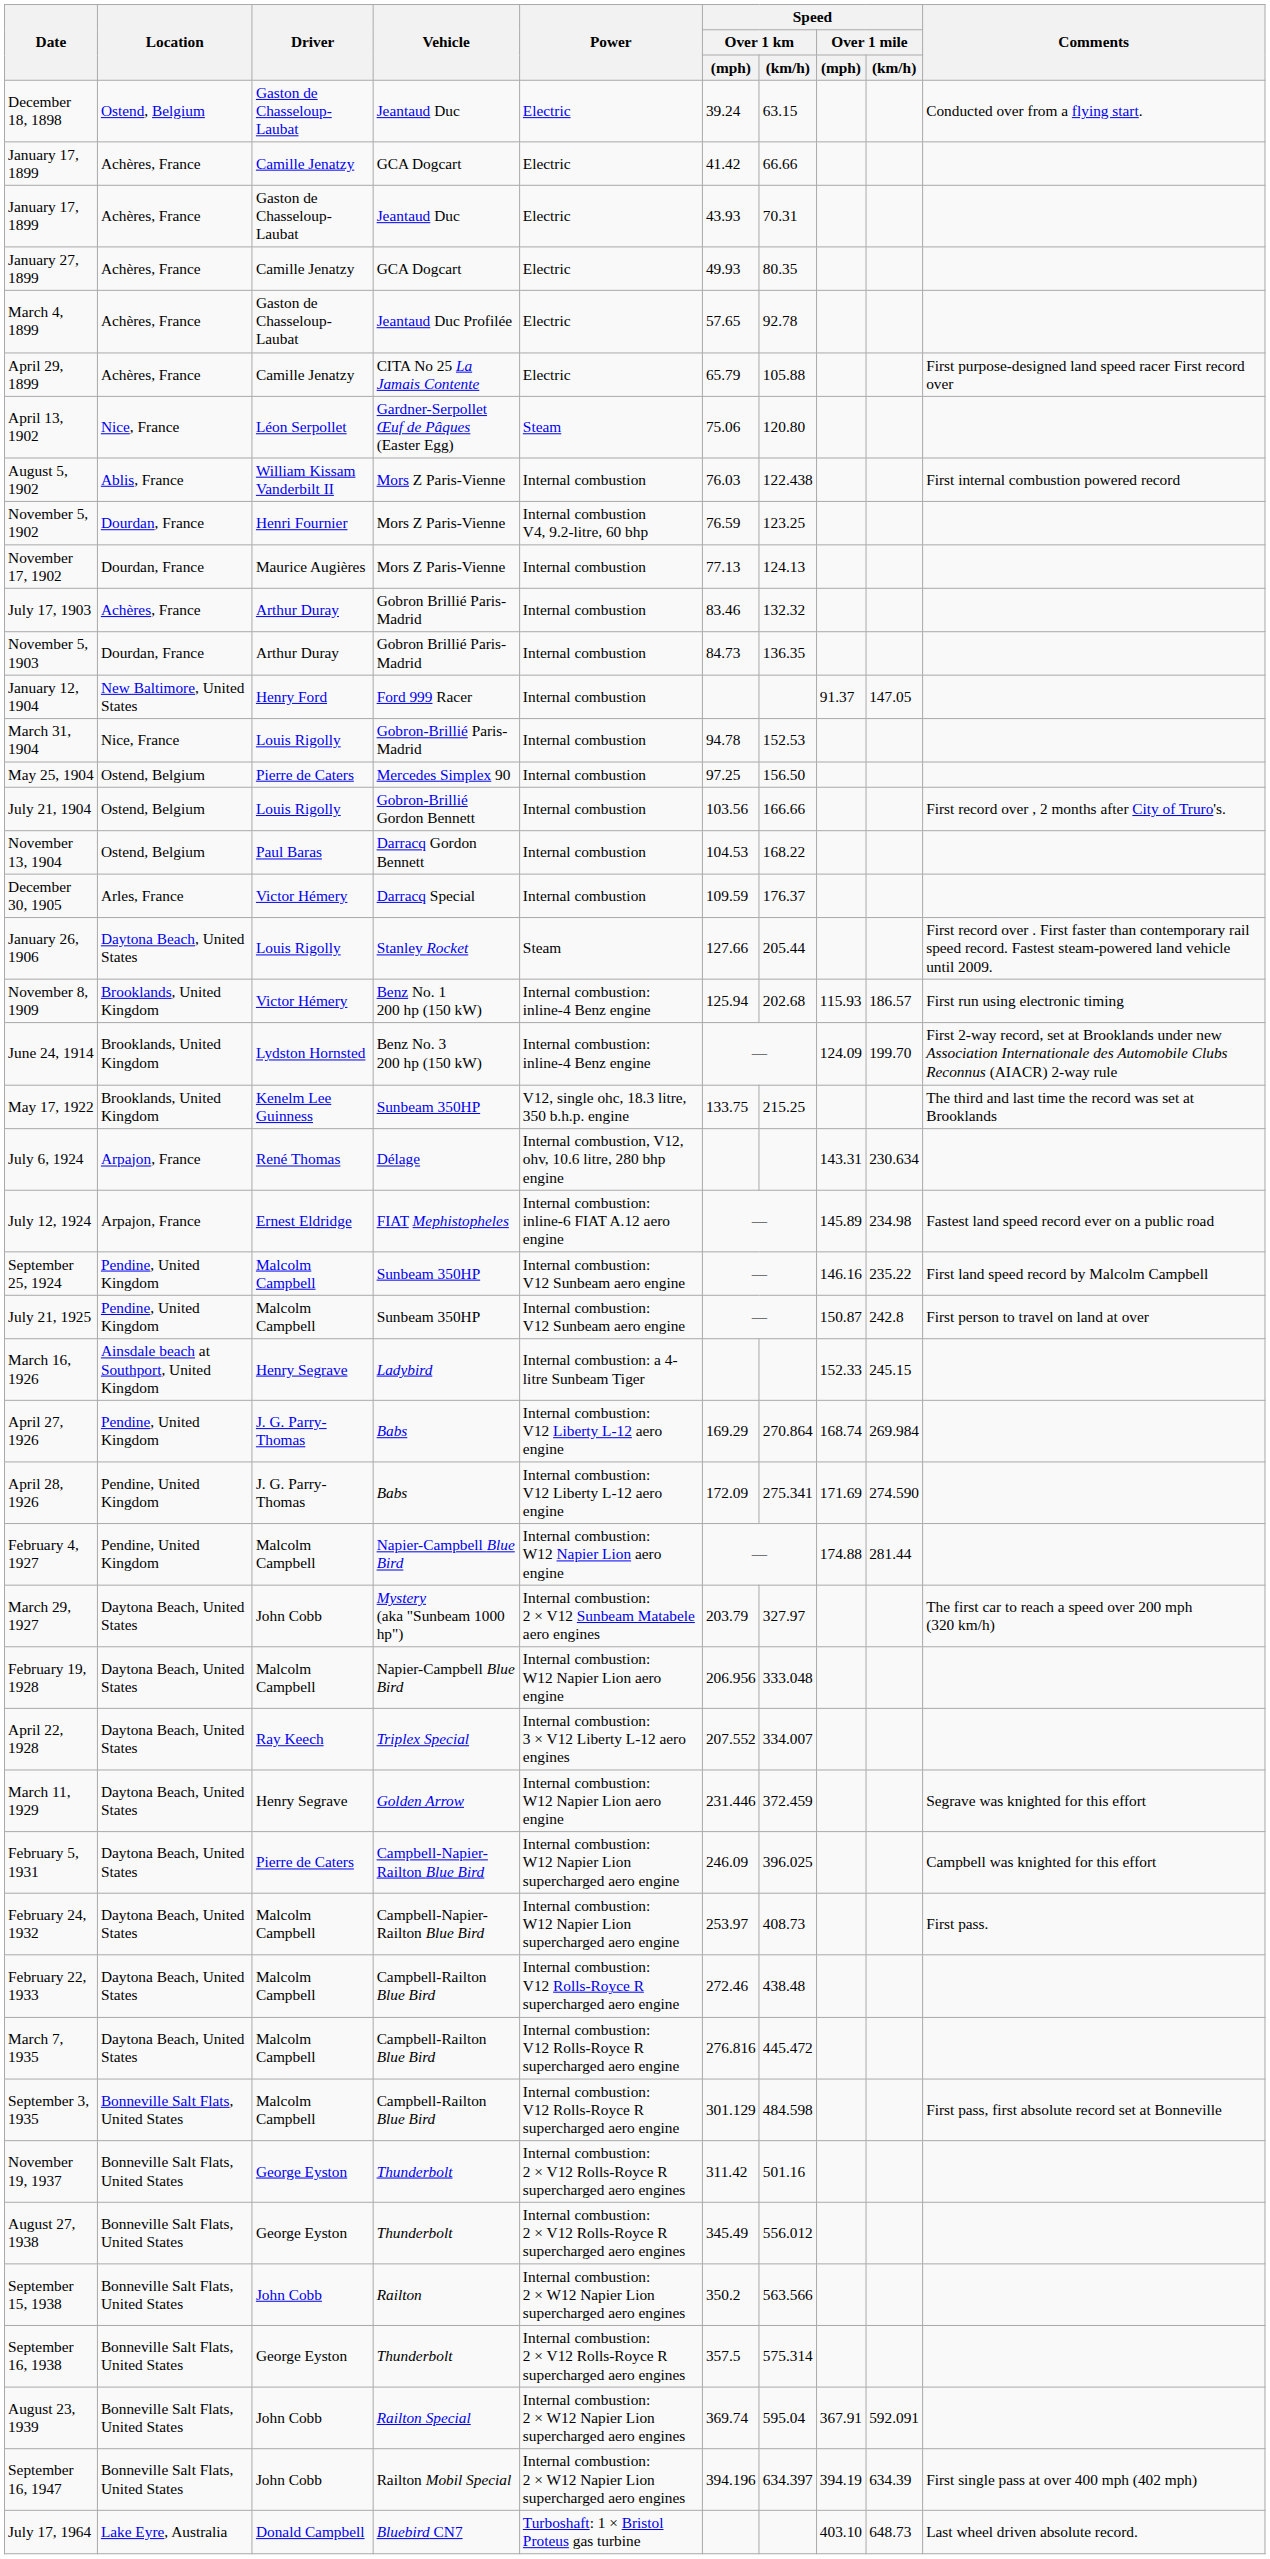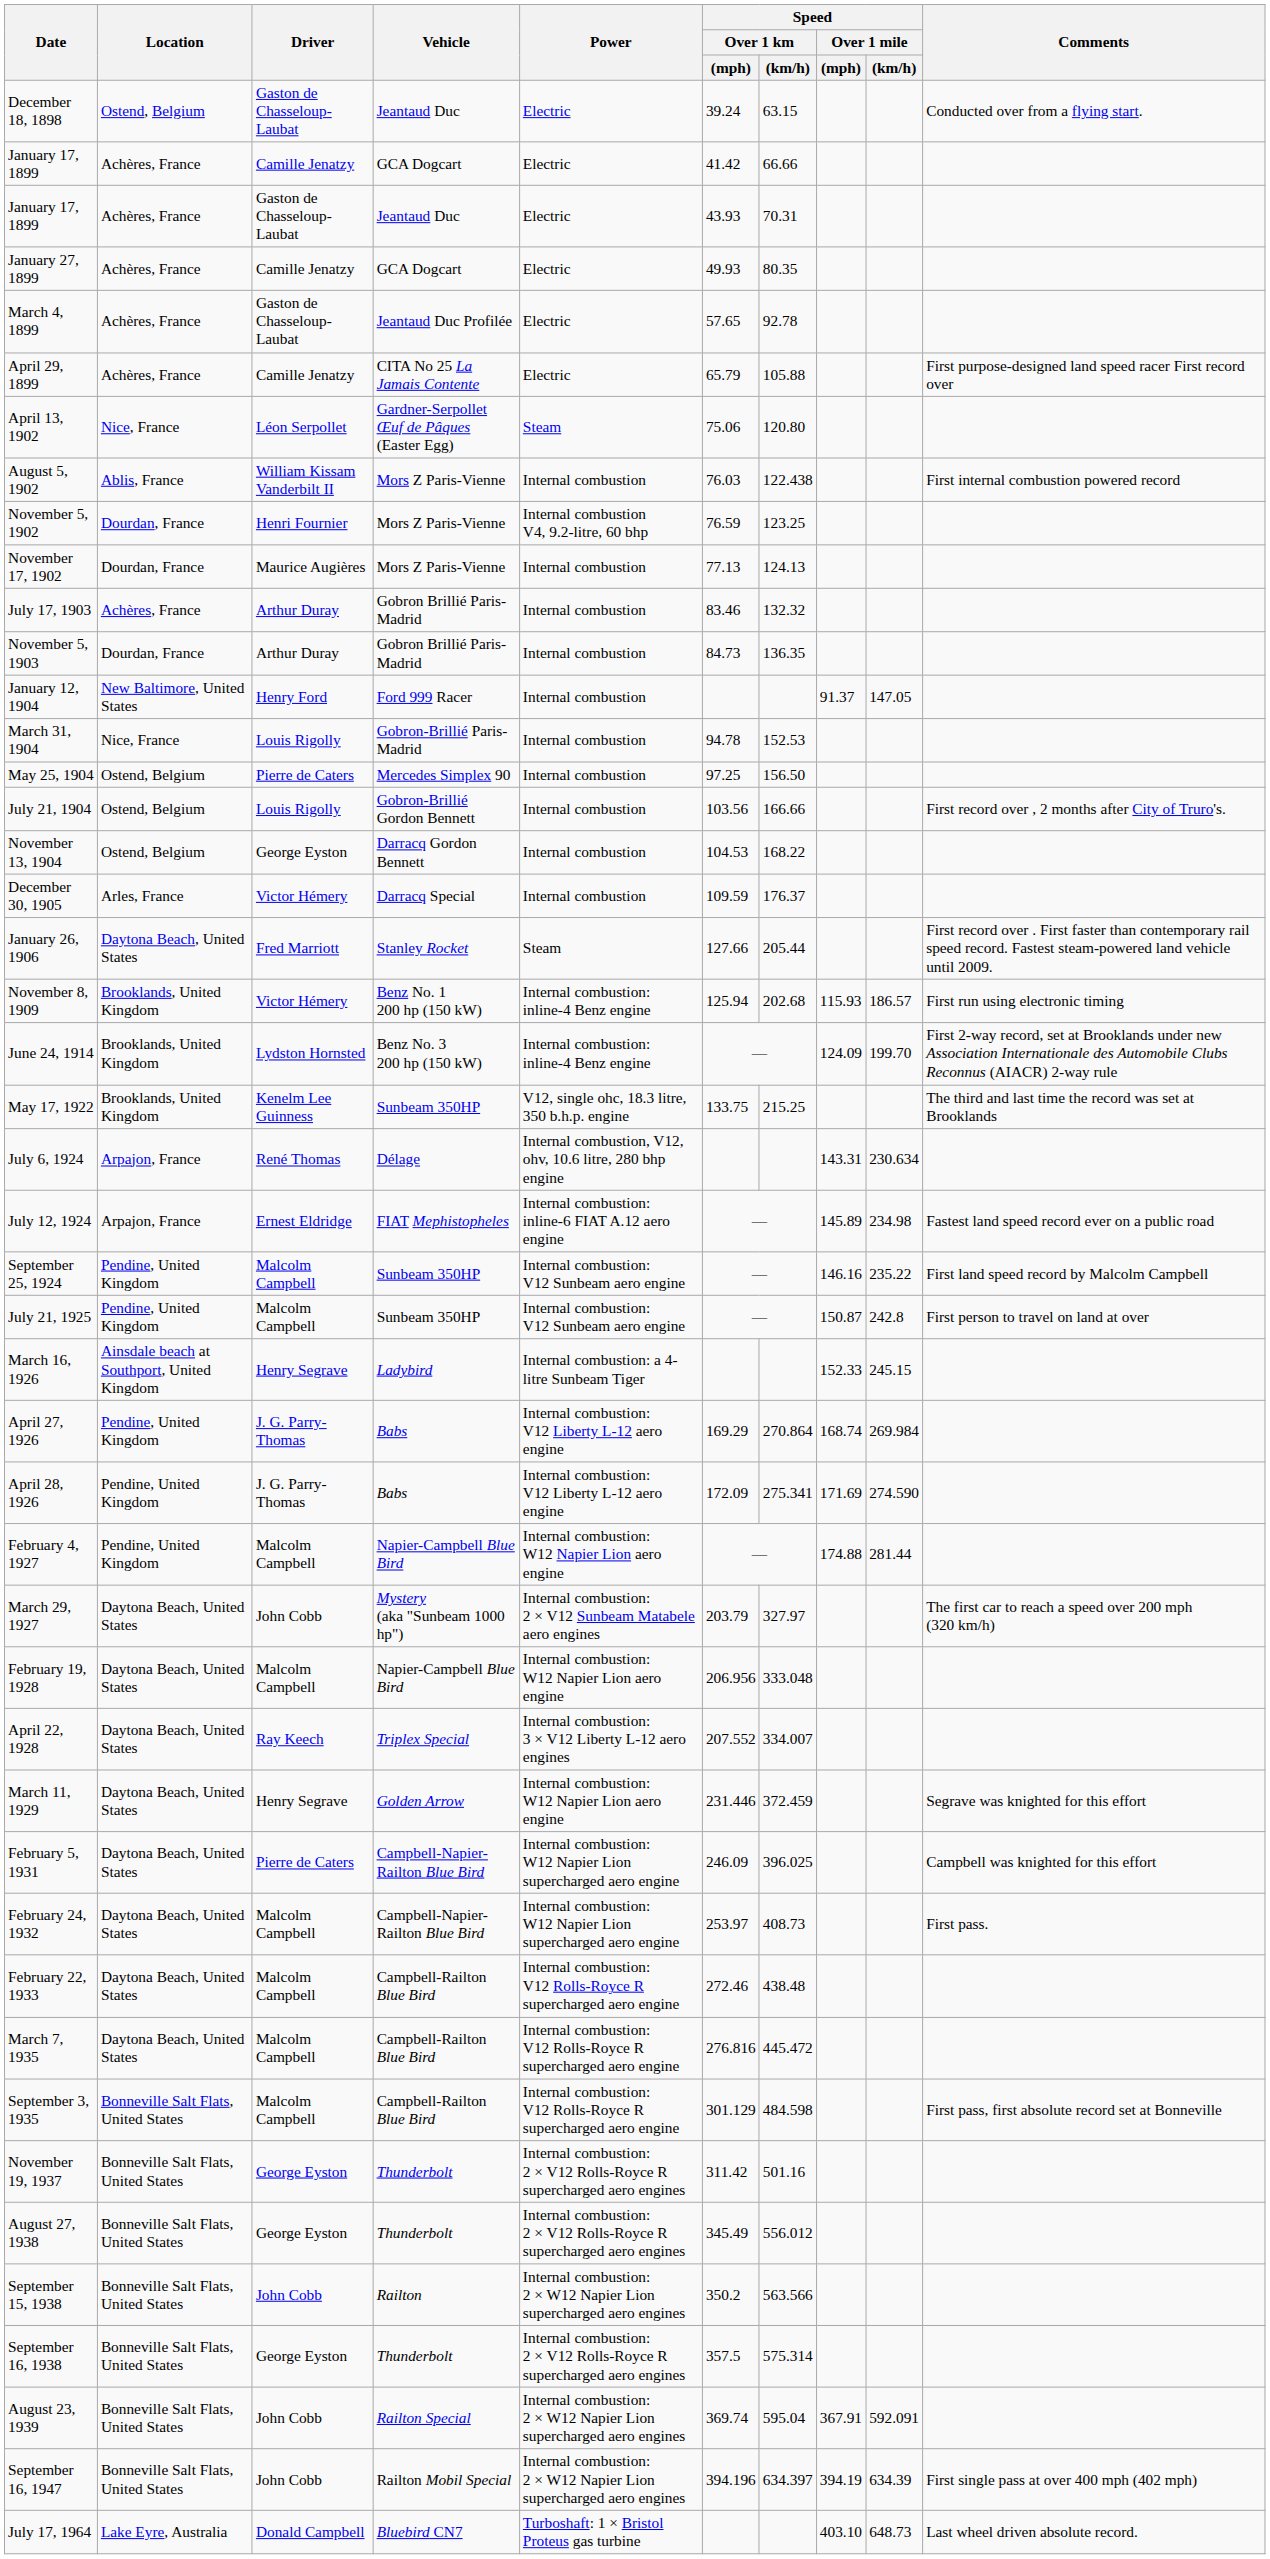(289, 852) Paul Baras -> (302, 852) George Eyston
(298, 948) Louis Rigolly -> (297, 948) Fred Marriott
